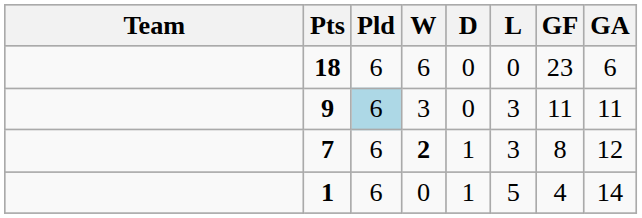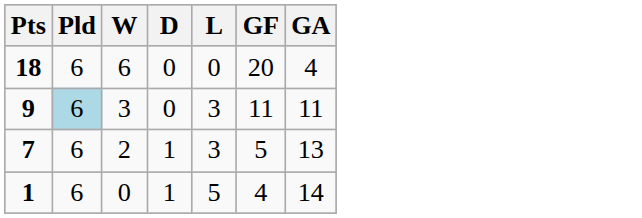- column: (154, 25)
(560, 66) 23 -> (261, 66) 20
(610, 66) 6 -> (311, 66) 4
(423, 150) bold -> (124, 150) normal
(560, 150) 8 -> (261, 150) 5
(610, 150) 12 -> (311, 150) 13
